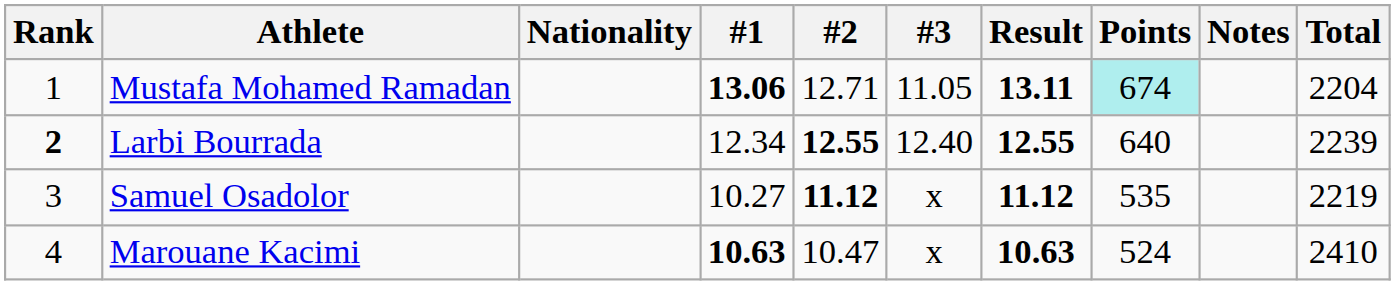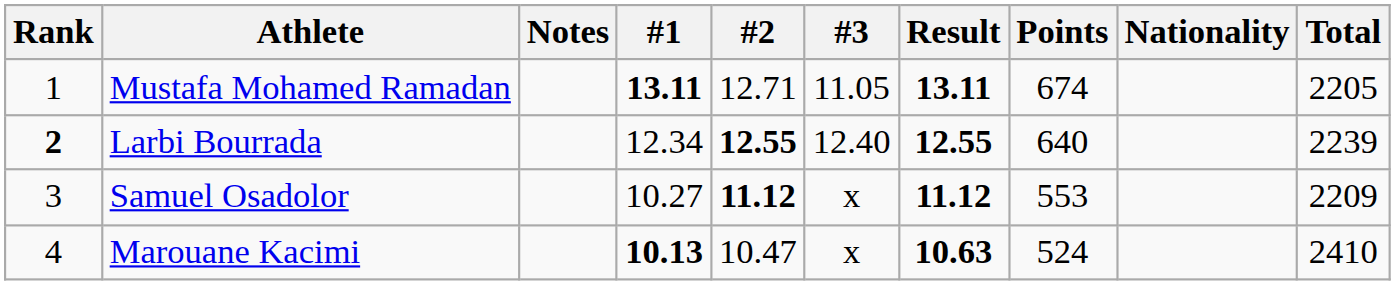columns swapped: (609, 31) <-> (1248, 31)
(747, 86) 13.06 -> (664, 86) 13.11
(1145, 86) paleturquoise background -> (1062, 86) no background
(1343, 86) 2204 -> (1343, 86) 2205
(1145, 196) 535 -> (1062, 196) 553
(1343, 196) 2219 -> (1343, 196) 2209
(747, 251) 10.63 -> (664, 251) 10.13
